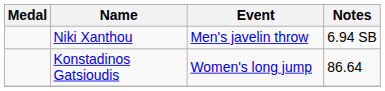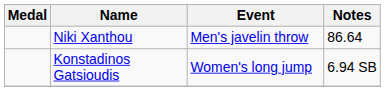(352, 37) 6.94 SB -> (345, 37) 86.64
(345, 67) 86.64 -> (352, 67) 6.94 SB
